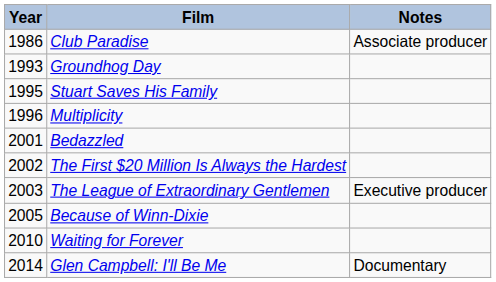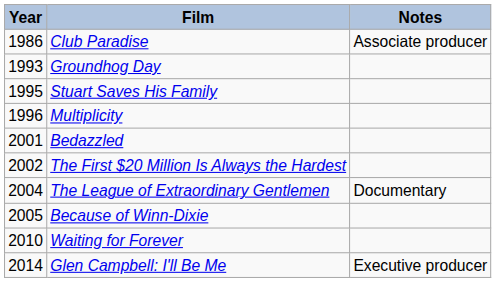(26, 191) 2003 -> (26, 191) 2004
(420, 191) Executive producer -> (400, 191) Documentary
(400, 265) Documentary -> (420, 265) Executive producer
